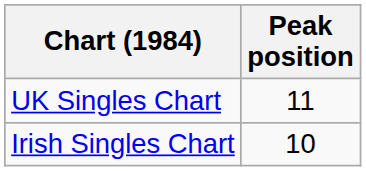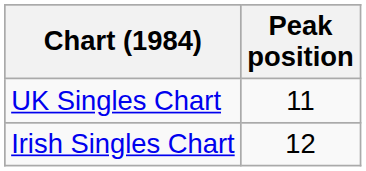(300, 143) 10 -> (300, 143) 12
